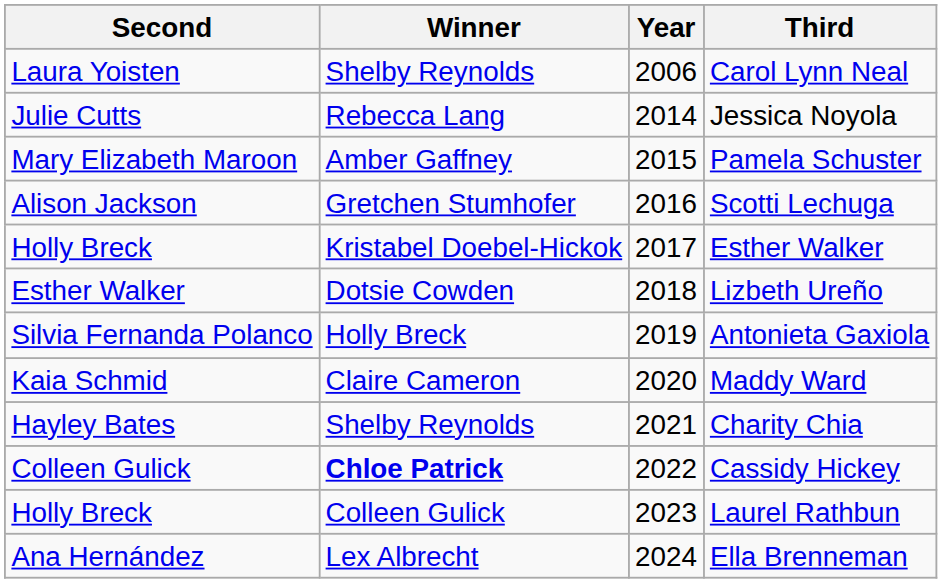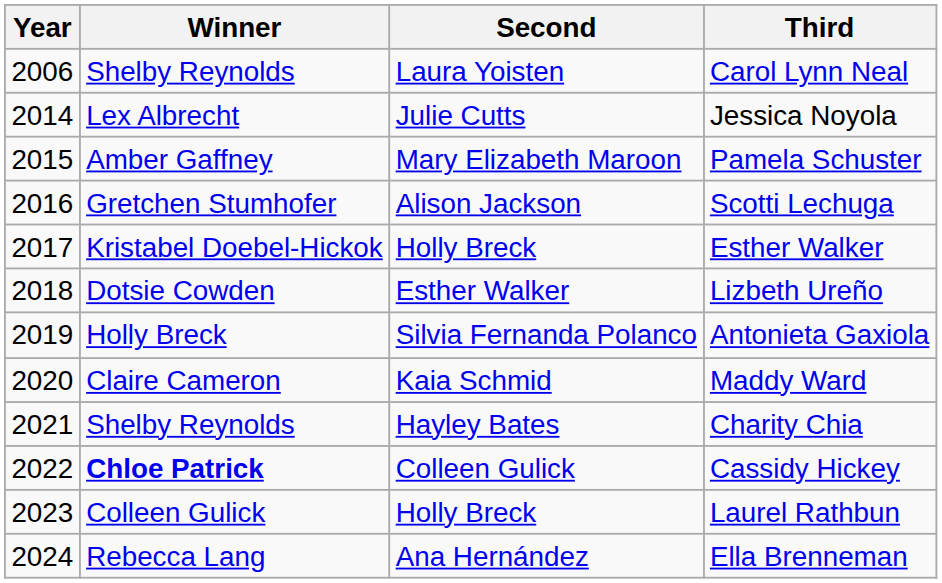columns swapped: (666, 27) <-> (162, 27)
(415, 115) Rebecca Lang -> (163, 115) Lex Albrecht
(402, 556) Lex Albrecht -> (176, 556) Rebecca Lang
